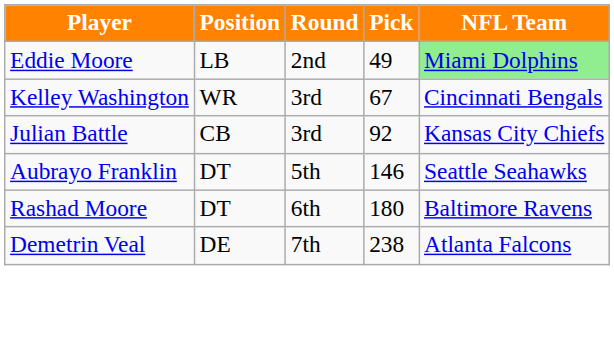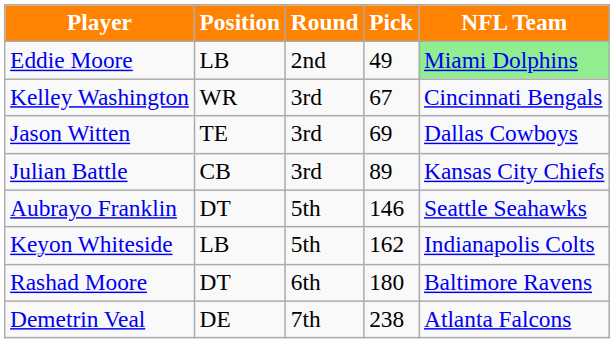+ row: (70, 134)
(381, 134) 92 -> (381, 171) 89
+ row: (91, 245)
